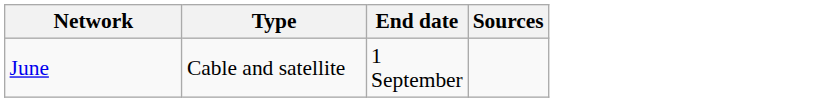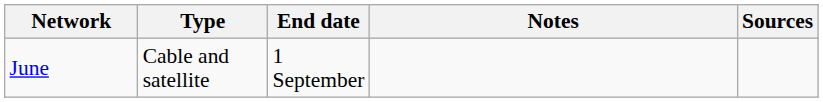+ column: (553, 21)
